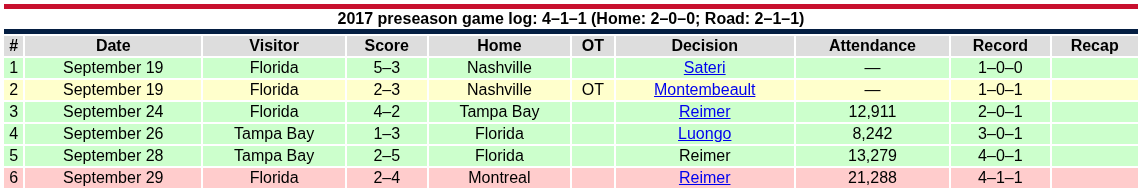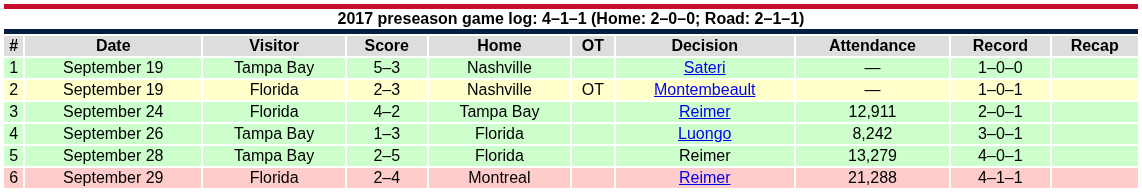(274, 68) Florida -> (274, 68) Tampa Bay
